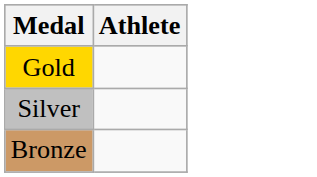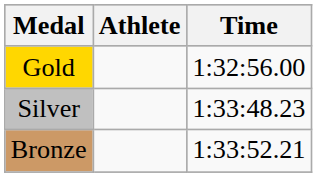+ column: (249, 25)
